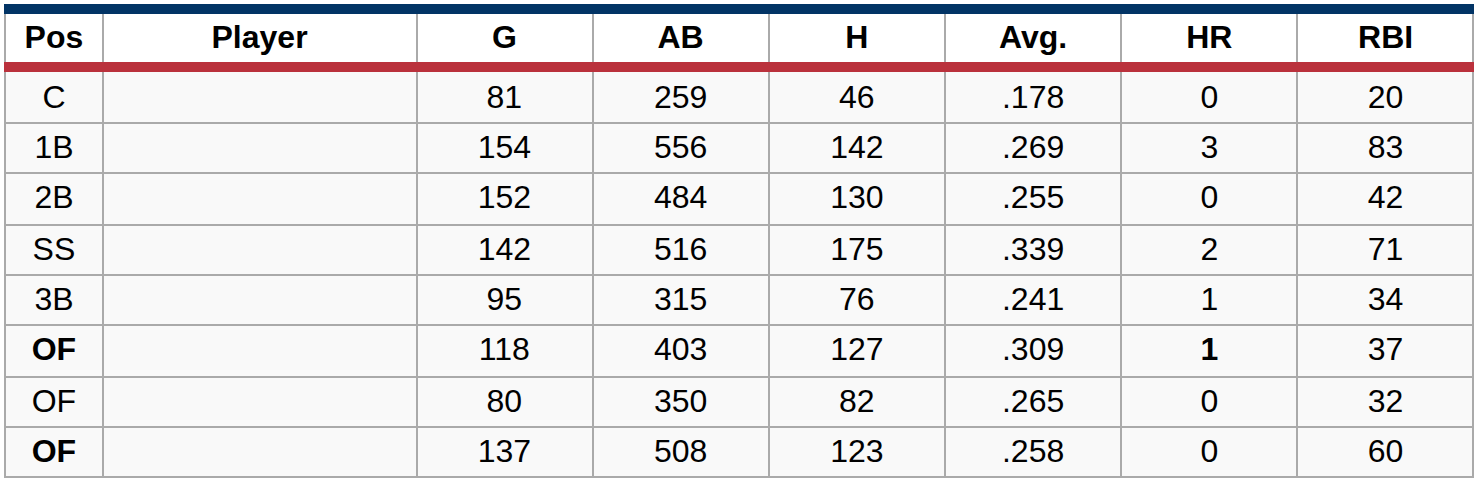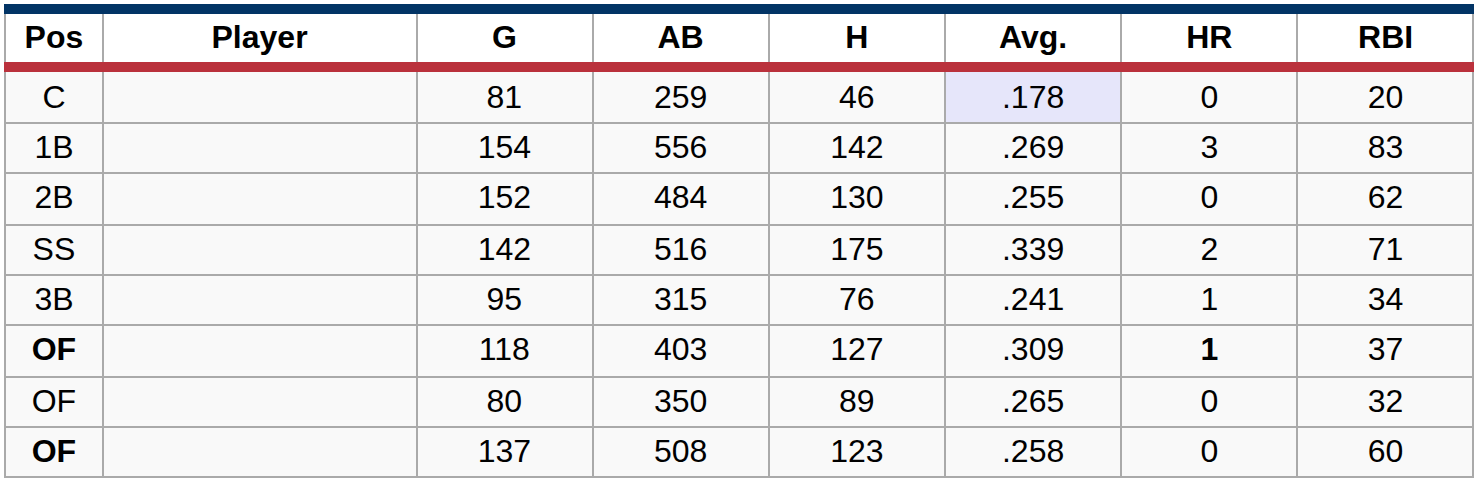(1033, 96) no background -> (1033, 96) lavender background
(1386, 198) 42 -> (1386, 198) 62
(857, 401) 82 -> (857, 401) 89
